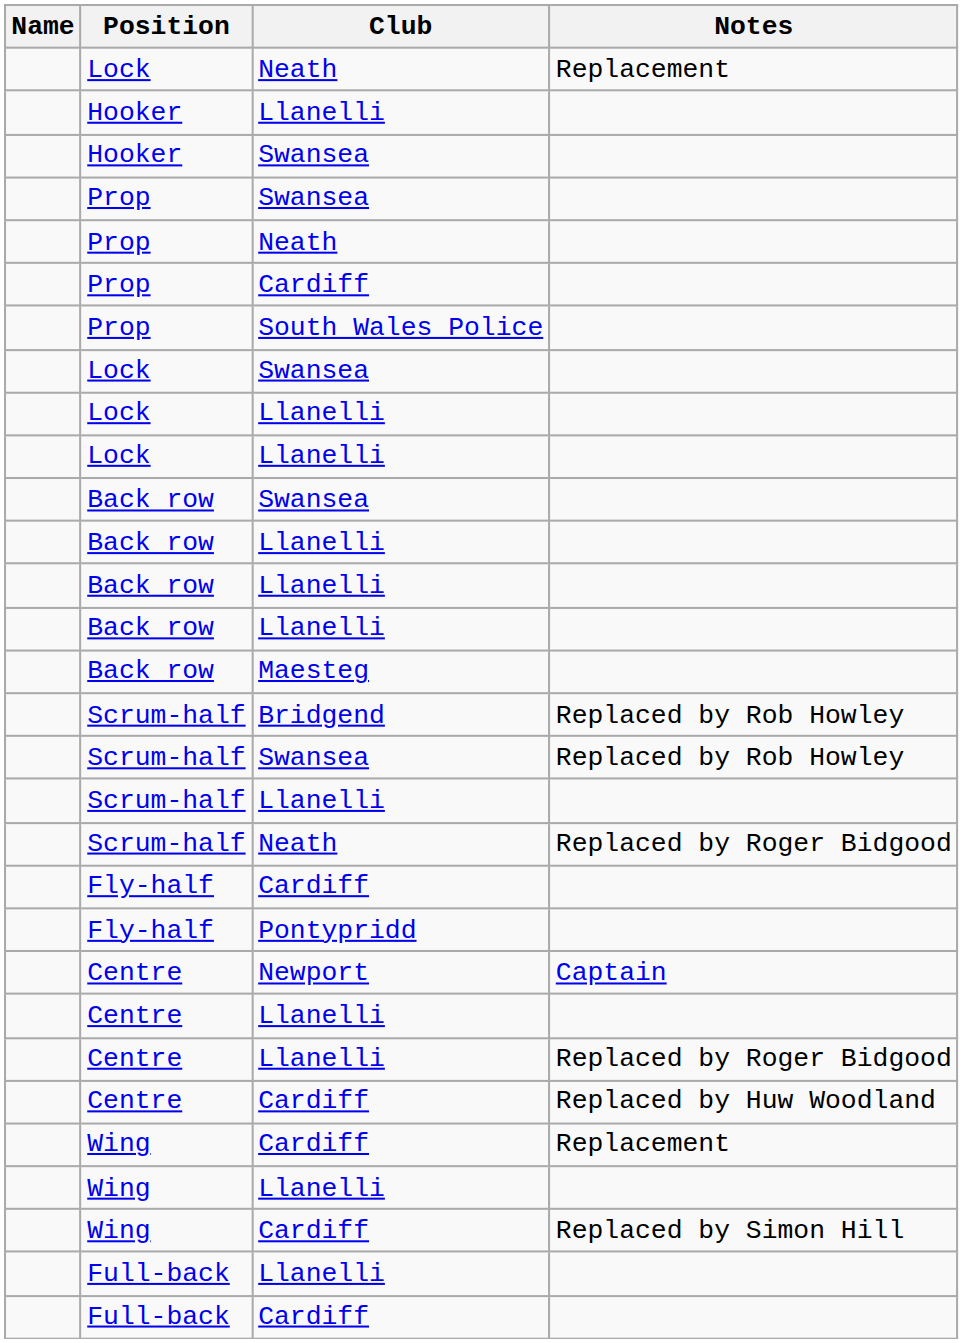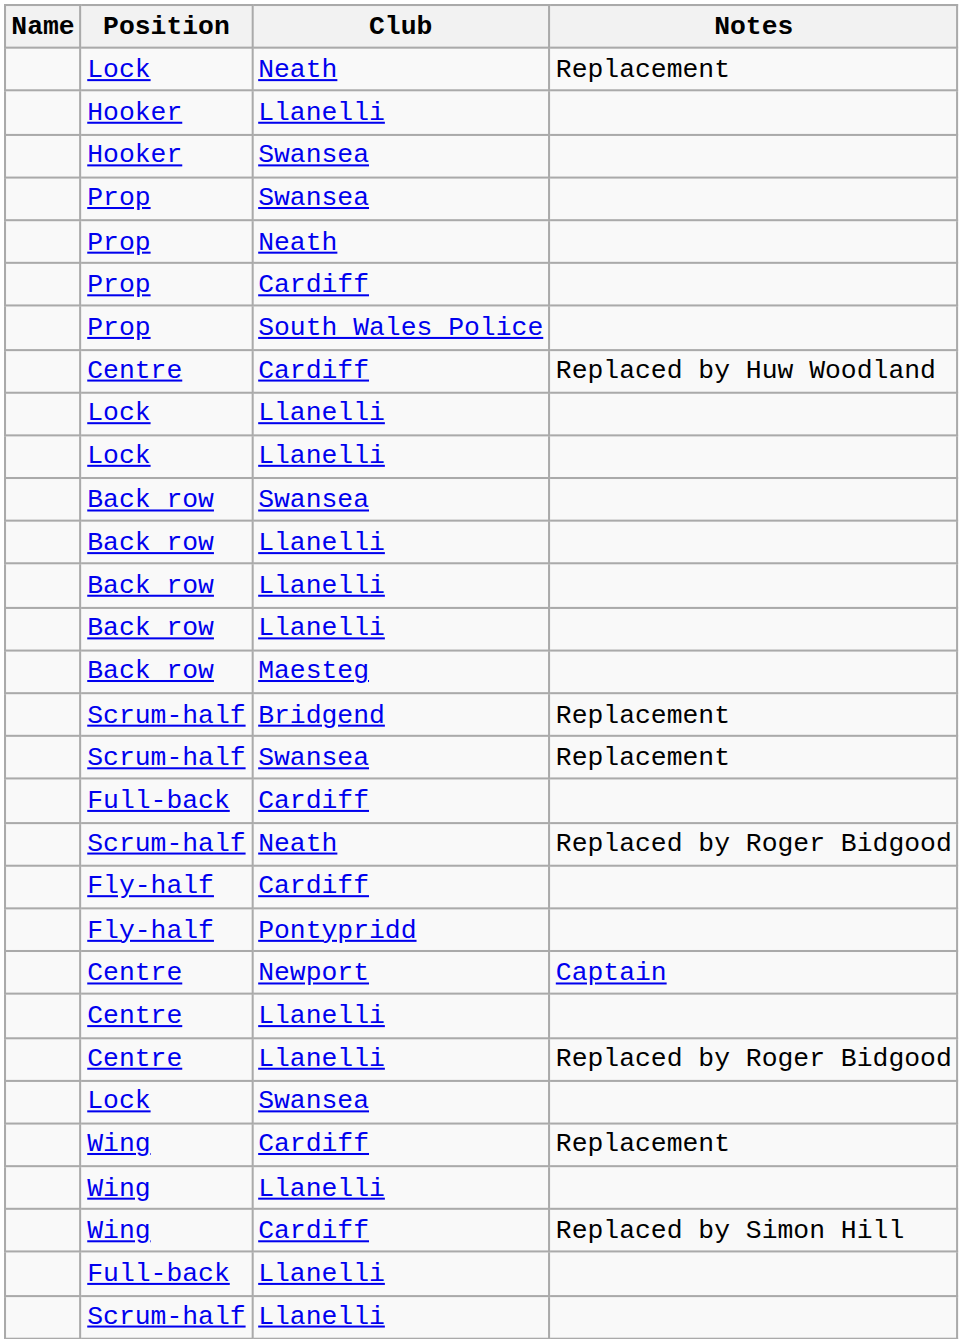rows swapped: (119, 371) <-> (135, 1102)
(730, 715) Replaced by Rob Howley -> (643, 715) Replacement
(730, 758) Replaced by Rob Howley -> (643, 758) Replacement
rows swapped: (166, 801) <-> (159, 1317)
